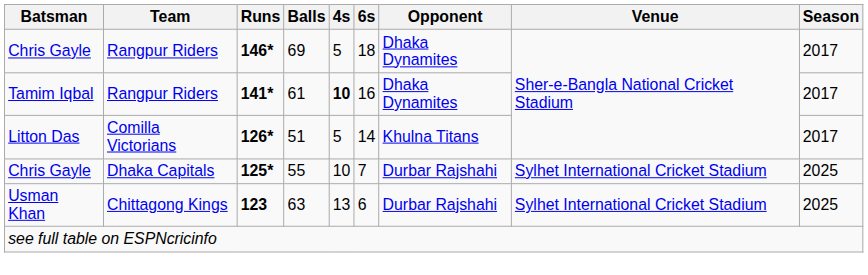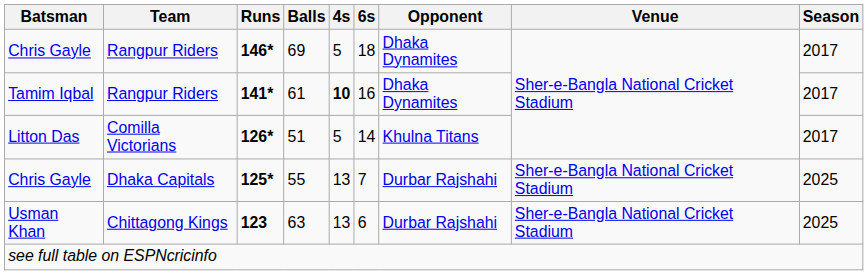(342, 171) 10 -> (342, 179) 13
(641, 171) Sylhet International Cricket Stadium -> (624, 179) Sher-e-Bangla National Cricket Stadium
(641, 205) Sylhet International Cricket Stadium -> (624, 222) Sher-e-Bangla National Cricket Stadium
